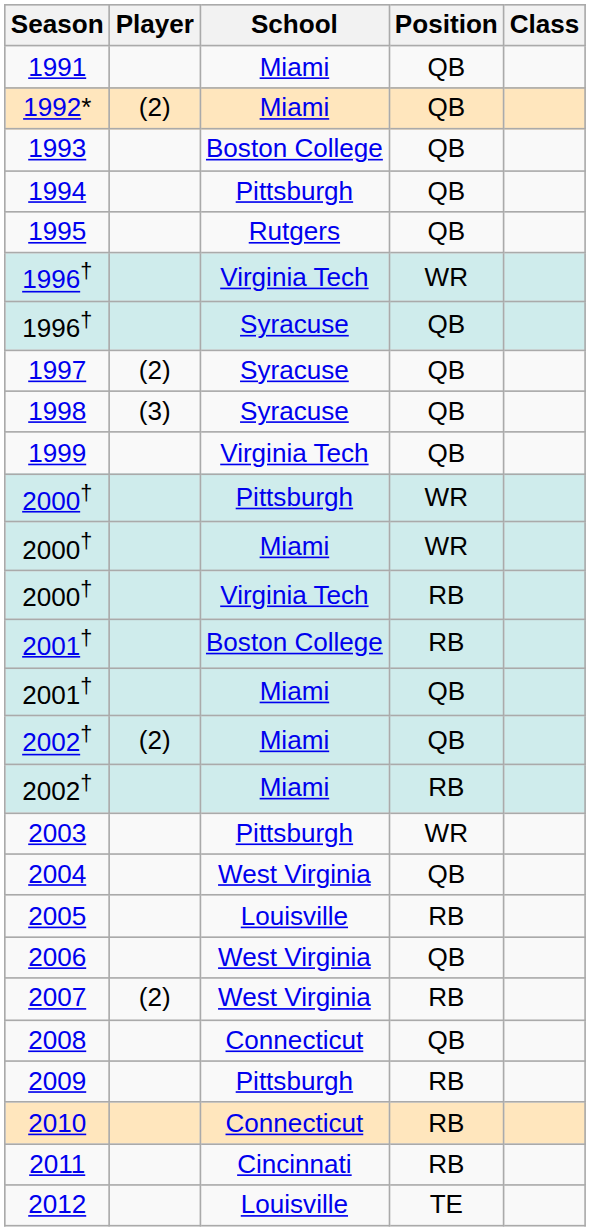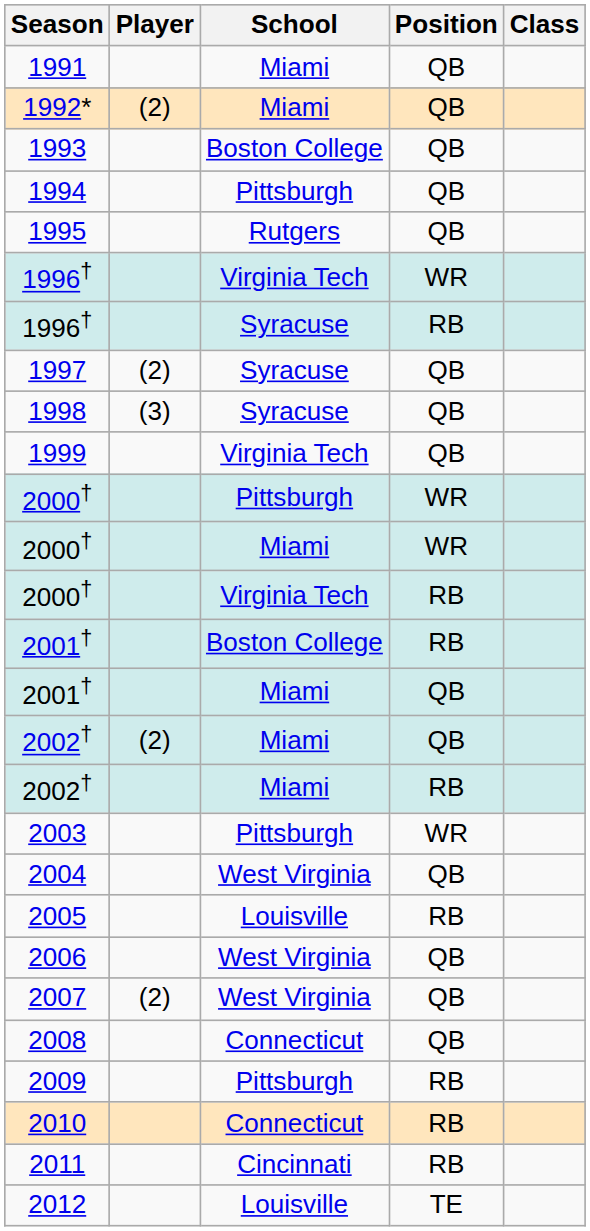(446, 325) QB -> (446, 325) RB
(446, 998) RB -> (446, 998) QB
